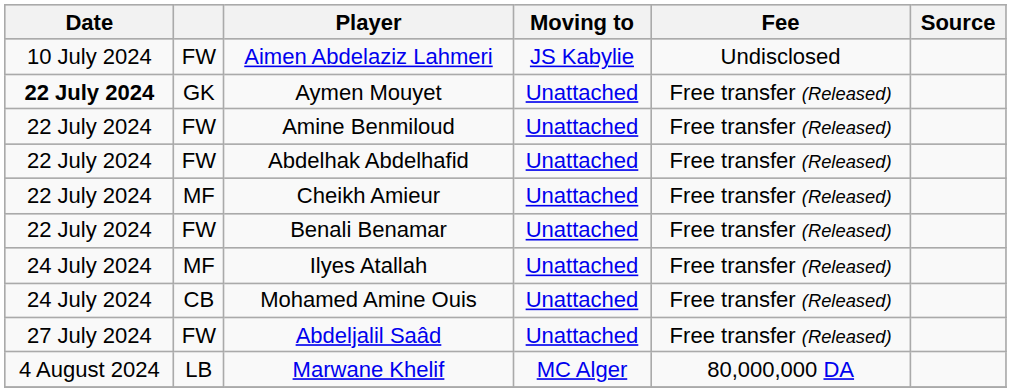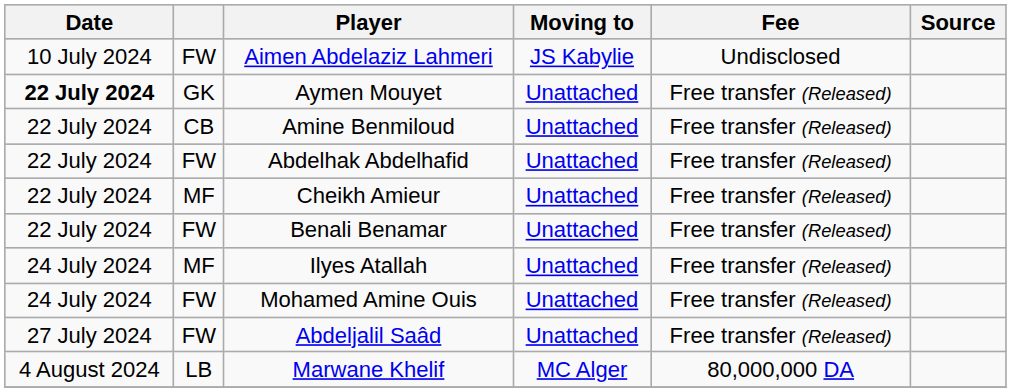(199, 126) FW -> (199, 126) CB
(199, 300) CB -> (199, 300) FW
